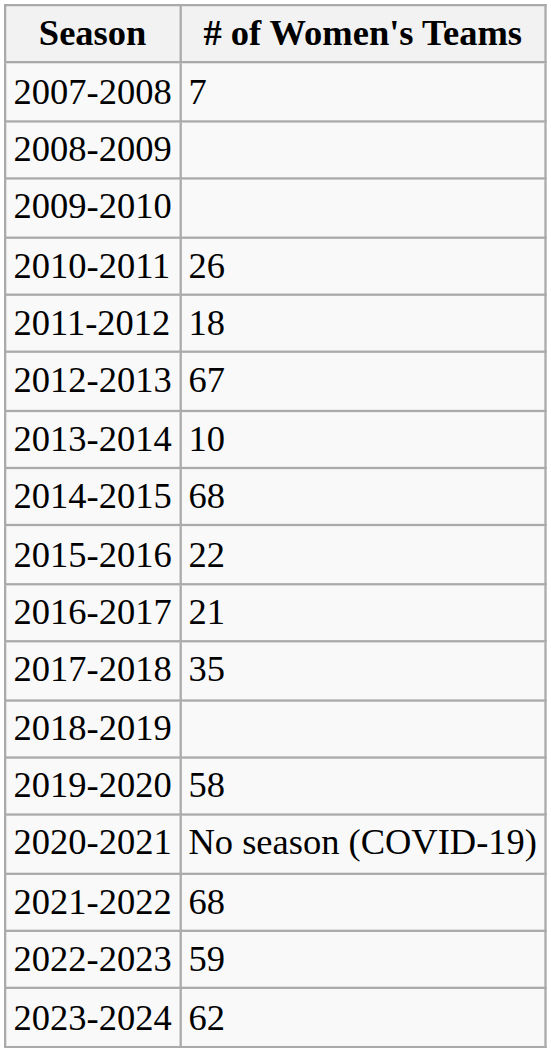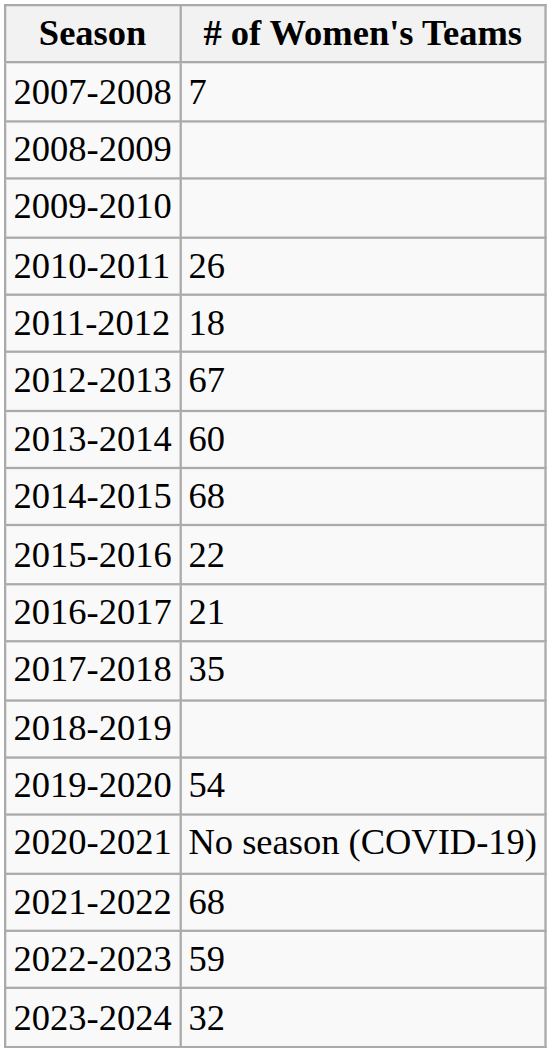(207, 438) 10 -> (207, 438) 60
(207, 785) 58 -> (207, 785) 54
(207, 1016) 62 -> (207, 1016) 32
